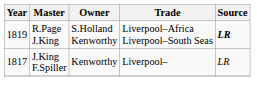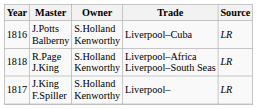+ row: (51, 34)
(17, 34) 1819 -> (17, 62) 1818
(224, 34) bold -> (226, 62) normal
(94, 62) Kenworthy -> (97, 90) S.Holland Kenworthy
